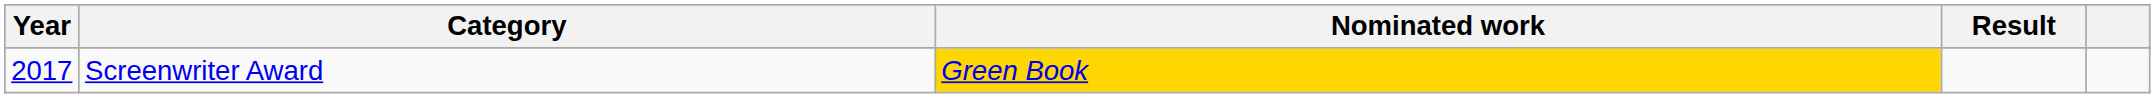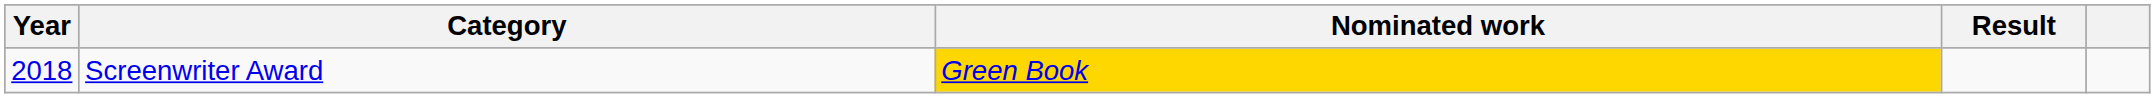(42, 69) 2017 -> (42, 69) 2018
